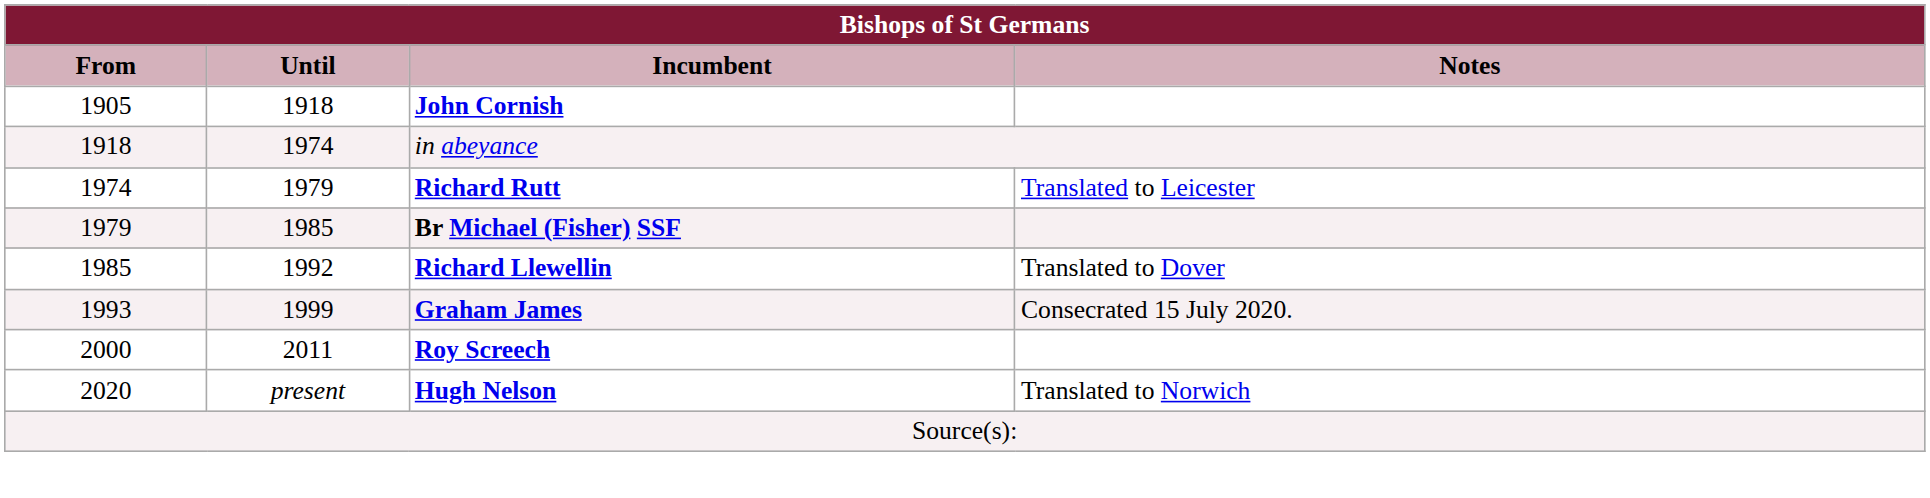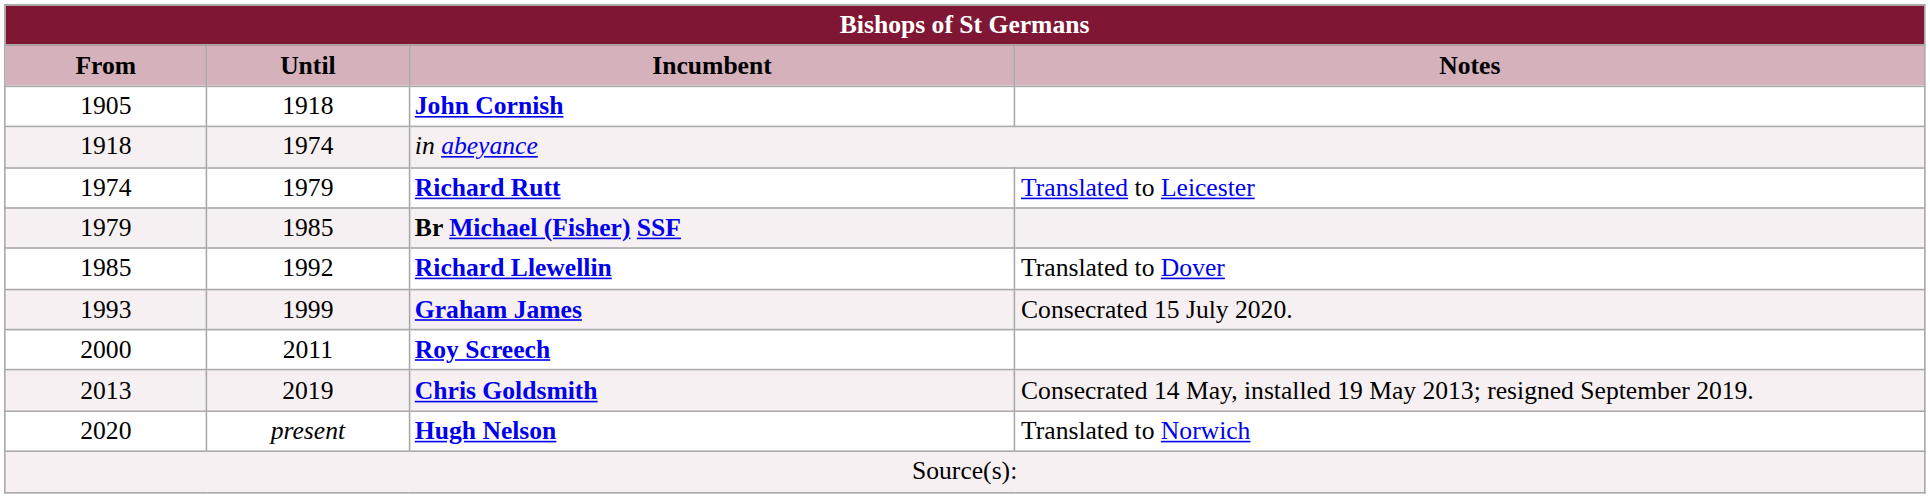+ row: (506, 390)
